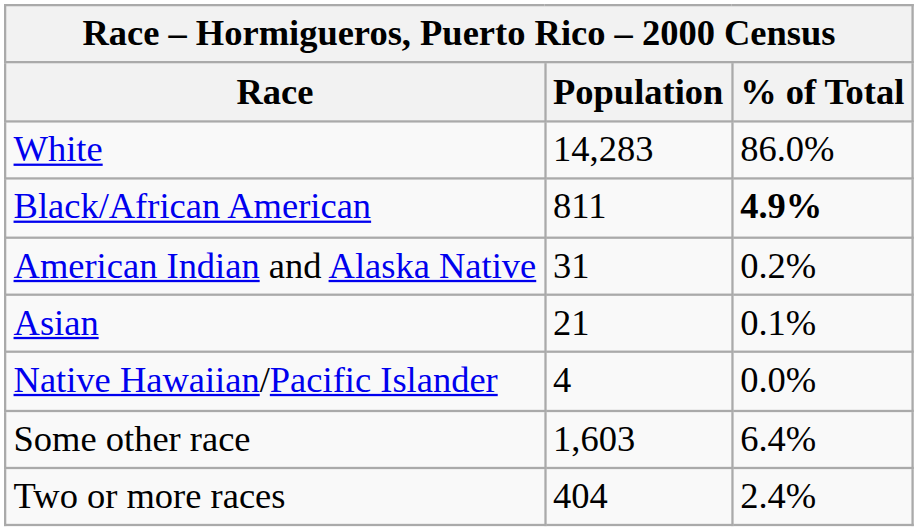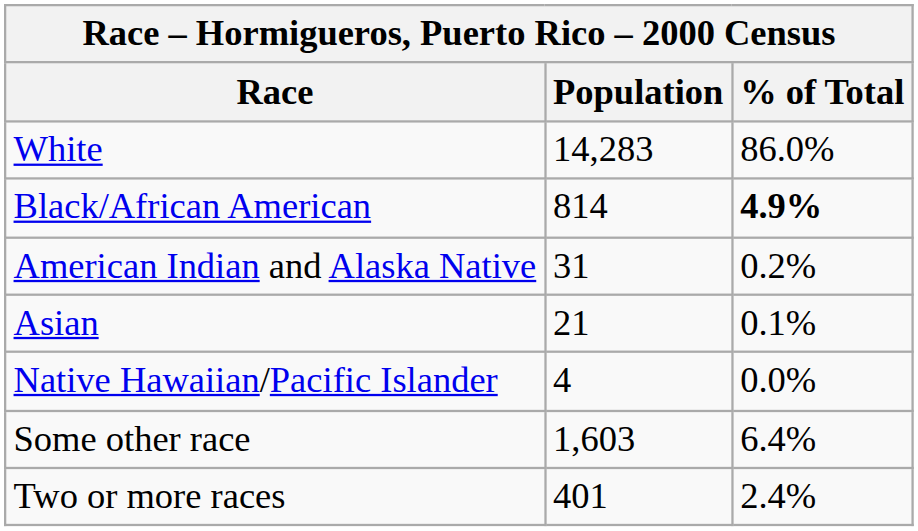(580, 206) 811 -> (580, 206) 814
(580, 496) 404 -> (580, 496) 401
